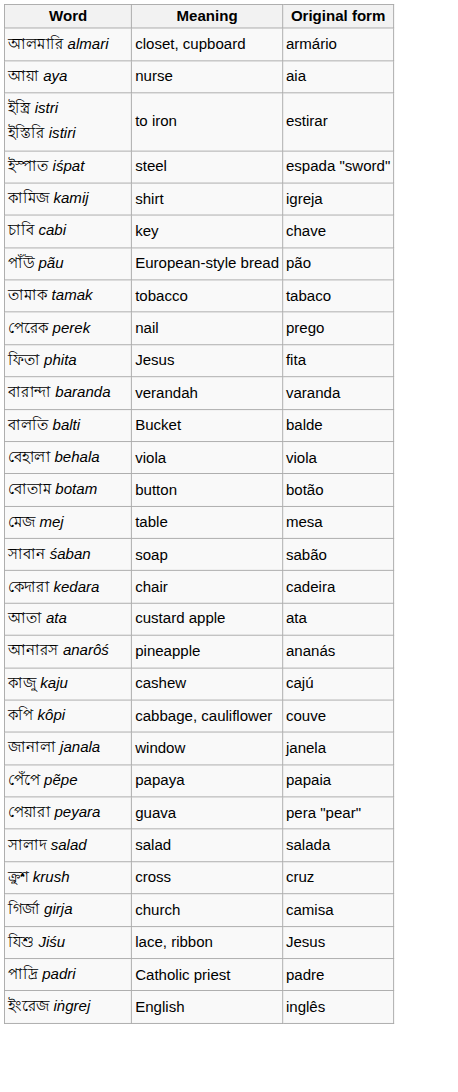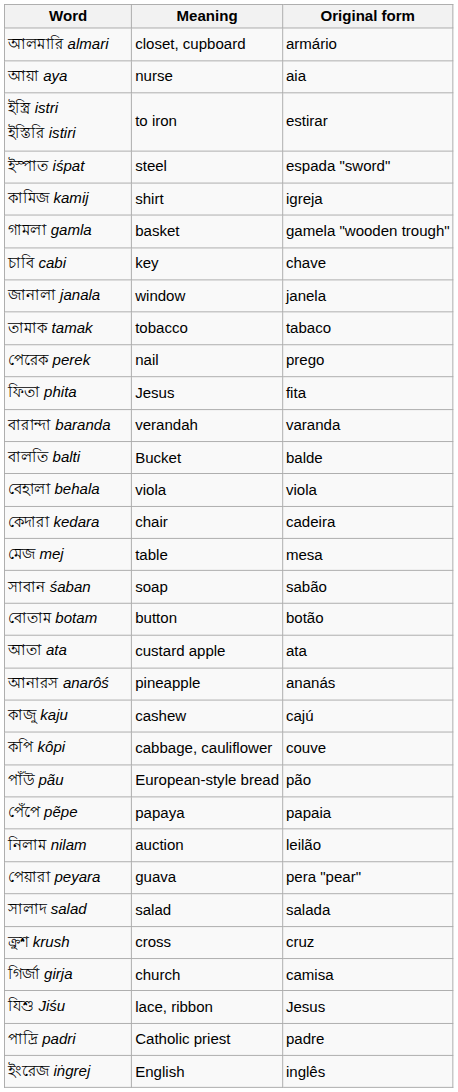+ row: (50, 230)
rows swapped: (54, 747) <-> (36, 263)
rows swapped: (53, 489) <-> (54, 586)
+ row: (47, 844)
